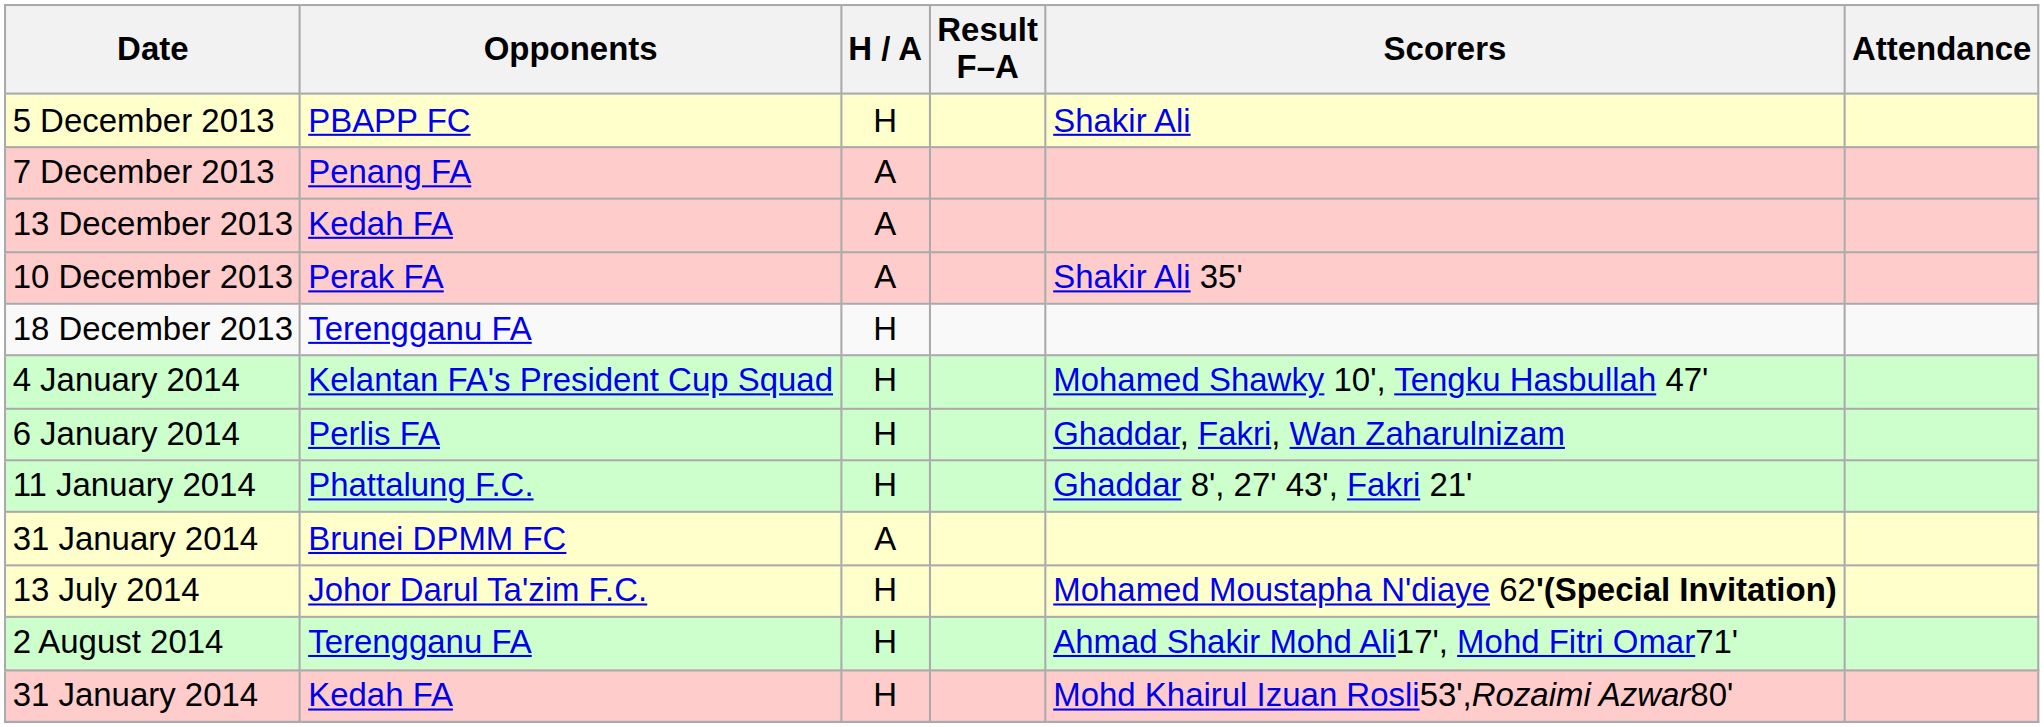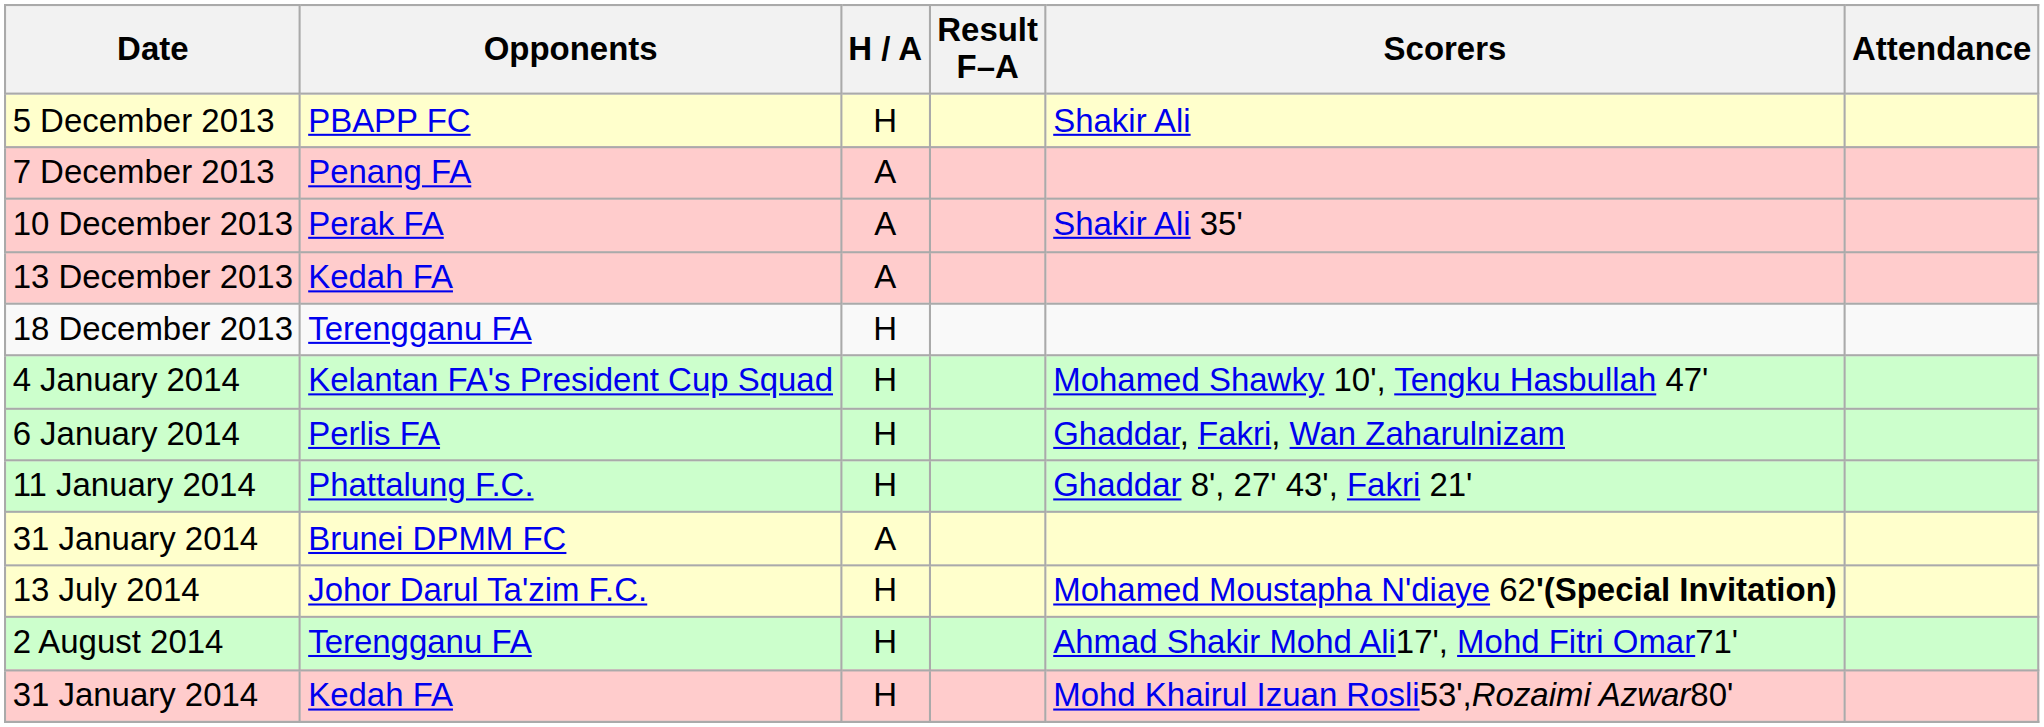rows swapped: (153, 276) <-> (153, 224)
